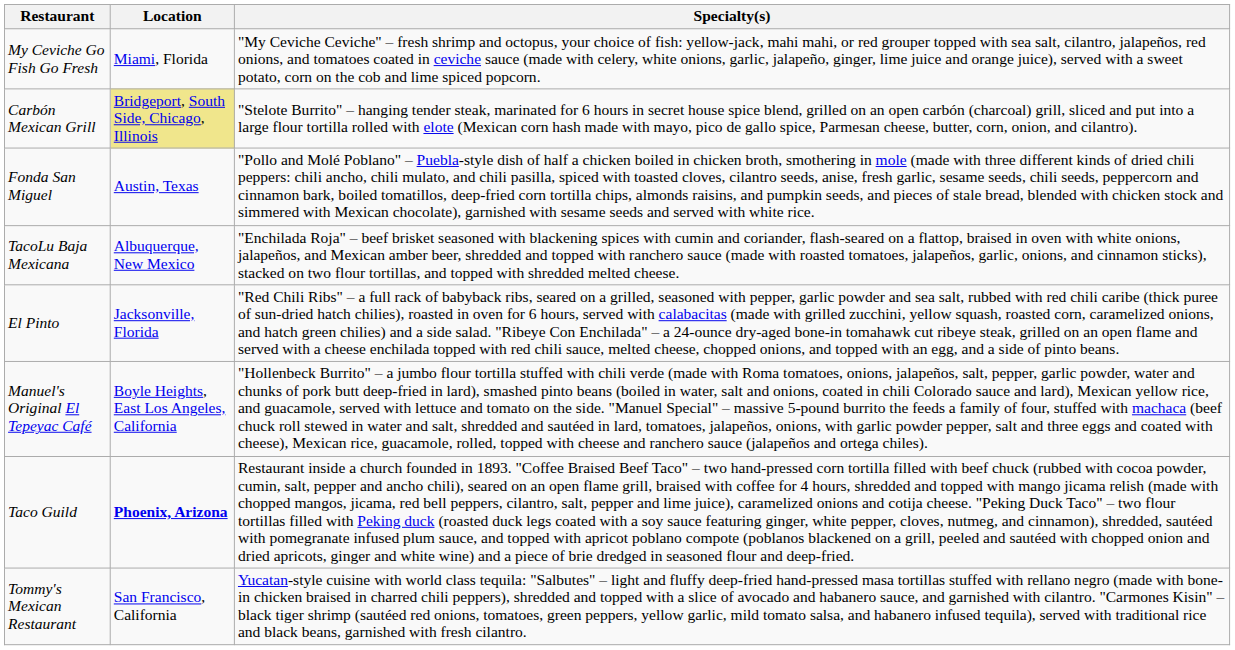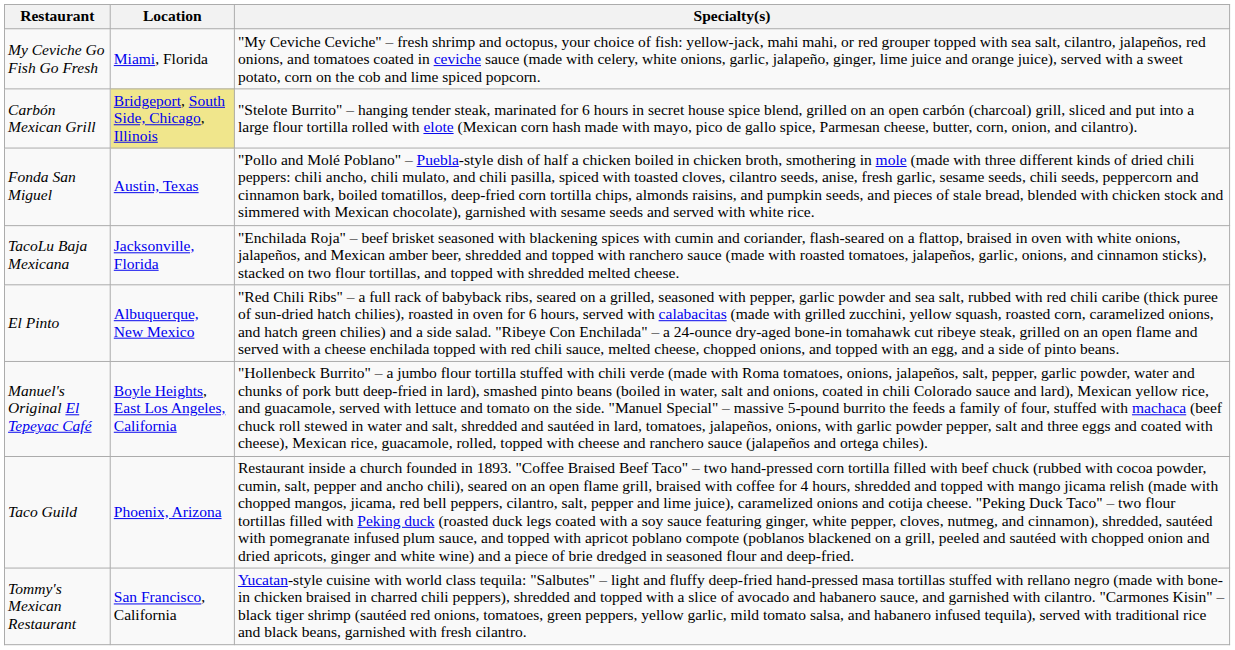(156, 254) Albuquerque, New Mexico -> (154, 254) Jacksonville, Florida
(154, 323) Jacksonville, Florida -> (156, 323) Albuquerque, New Mexico
(171, 512) bold -> (168, 512) normal
